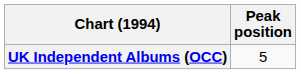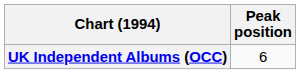(263, 56) 5 -> (263, 56) 6
